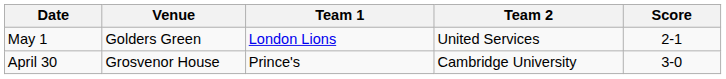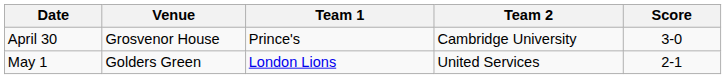rows swapped: (32, 62) <-> (28, 39)
